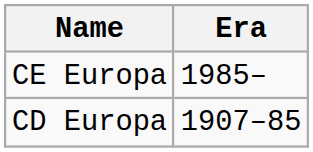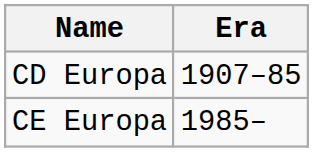rows swapped: (90, 122) <-> (90, 75)
